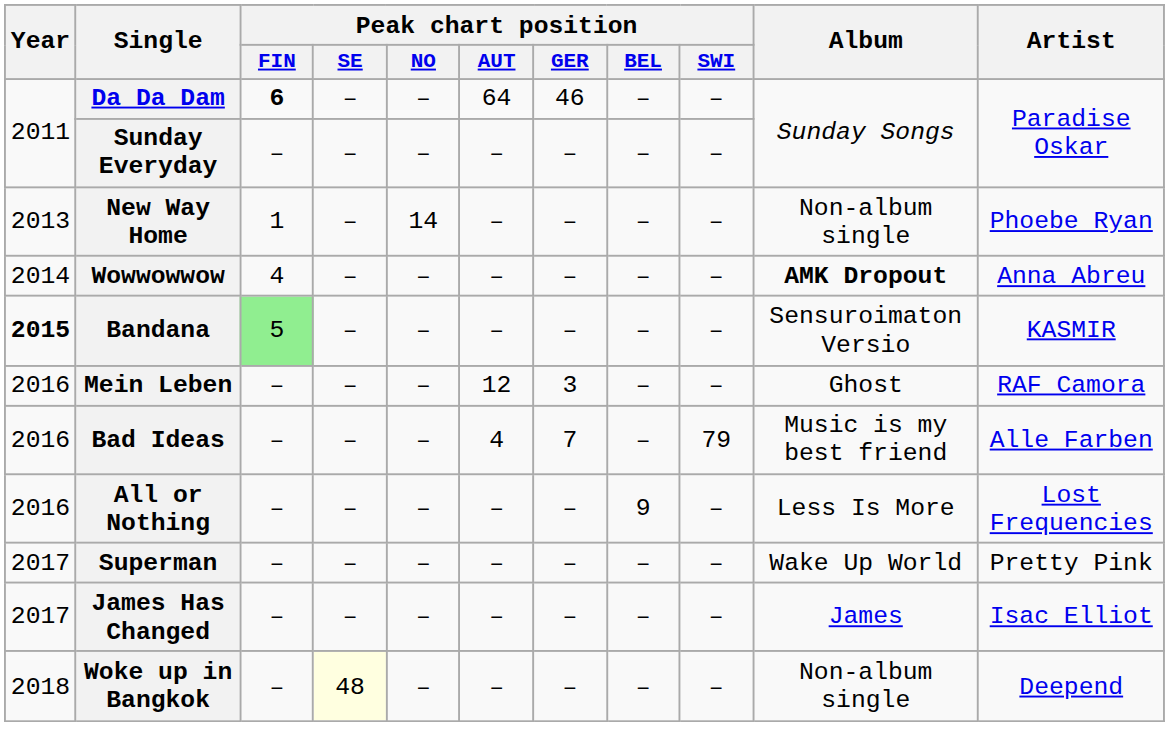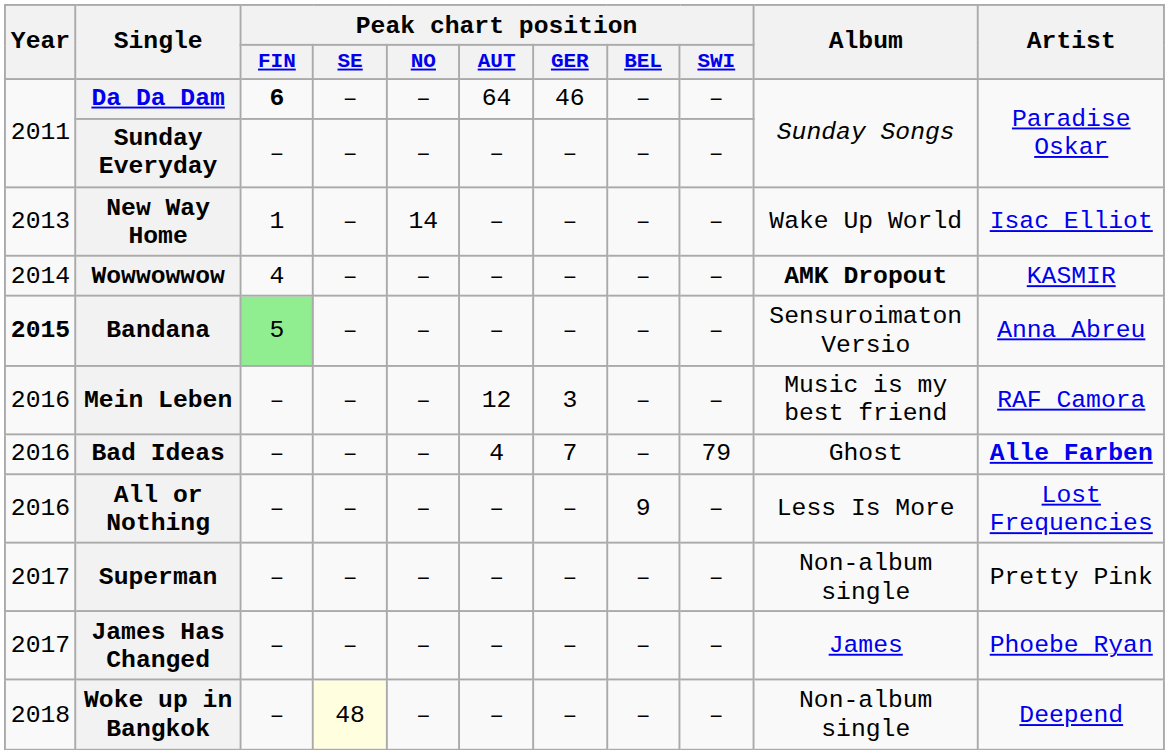(866, 222) Non-album single -> (866, 222) Wake Up World
(1071, 222) Phoebe Ryan -> (1071, 222) Isac Elliot
(1071, 276) Anna Abreu -> (1071, 276) KASMIR
(1071, 331) KASMIR -> (1071, 331) Anna Abreu
(866, 385) Ghost -> (866, 399) Music is my best friend
(866, 440) Music is my best friend -> (866, 454) Ghost
(1071, 440) normal -> (1071, 454) bold
(866, 563) Wake Up World -> (866, 577) Non-album single
(1071, 617) Isac Elliot -> (1071, 646) Phoebe Ryan
